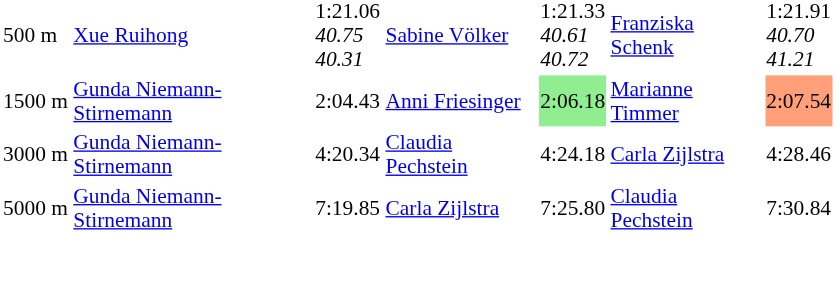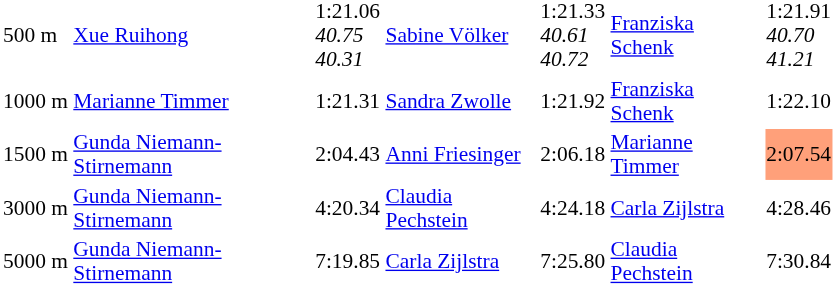+ row: (448, 100)
(573, 100) lightgreen background -> (573, 154) no background
